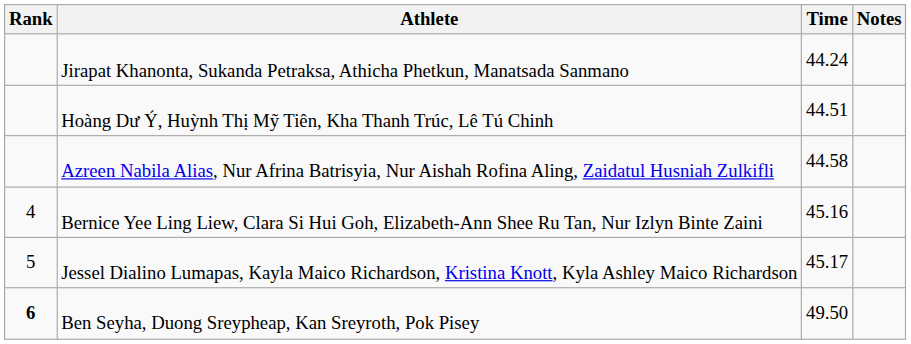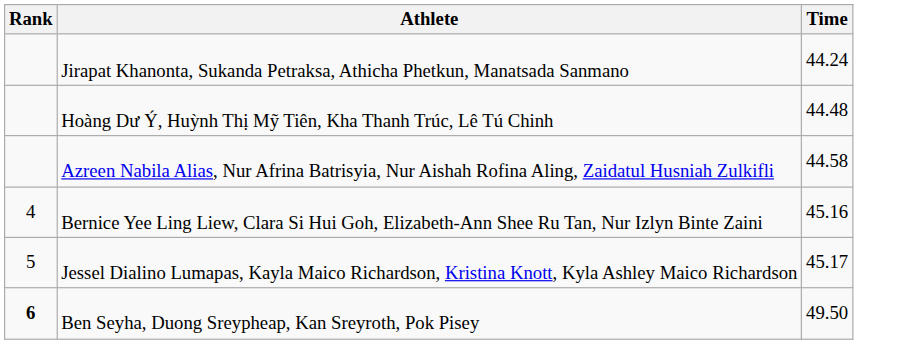- column: (879, 19)
(827, 110) 44.51 -> (827, 110) 44.48
